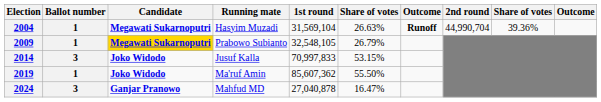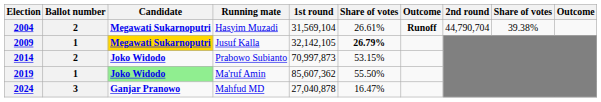(75, 27) 1 -> (75, 27) 2
(369, 27) 26.63% -> (369, 27) 26.61%
(467, 27) 44,990,704 -> (467, 27) 44,790,704
(523, 27) 39.36% -> (523, 27) 39.38%
(251, 43) Prabowo Subianto -> (237, 43) Jusuf Kalla
(314, 43) 32,548,105 -> (314, 43) 32,142,105
(369, 43) normal -> (369, 43) bold
(75, 58) 3 -> (75, 58) 2
(237, 58) Jusuf Kalla -> (251, 58) Prabowo Subianto
(314, 58) 70,997,833 -> (314, 58) 70,997,873
(138, 74) no background -> (138, 74) lightgreen background
